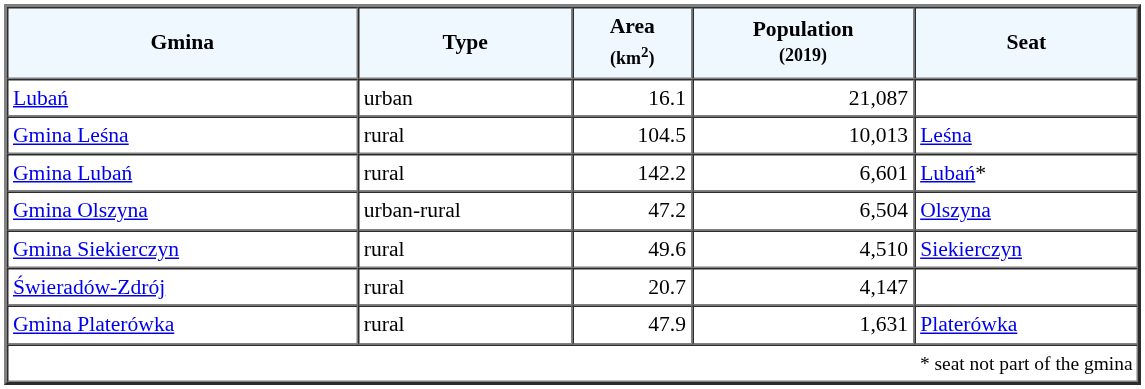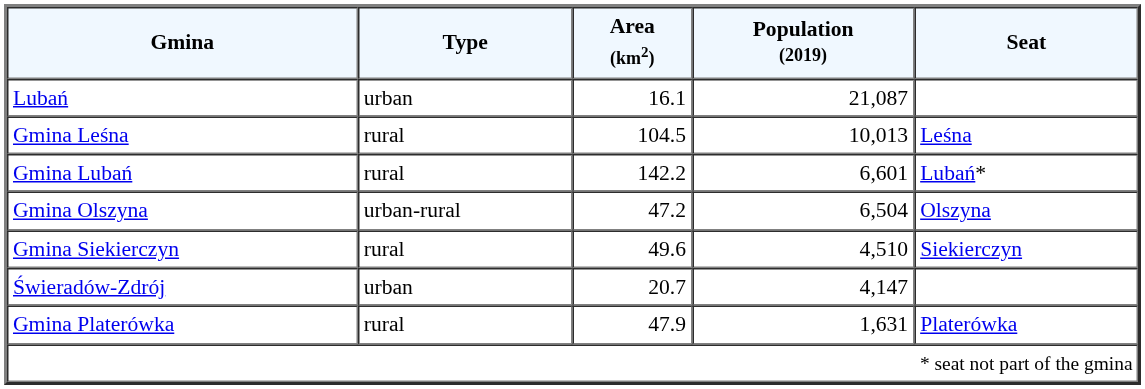(384, 286) rural -> (388, 286) urban
